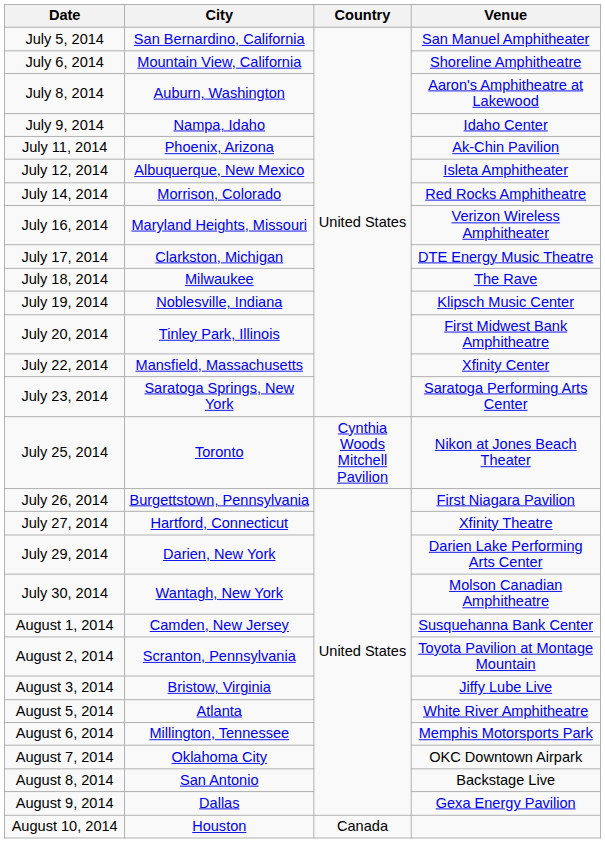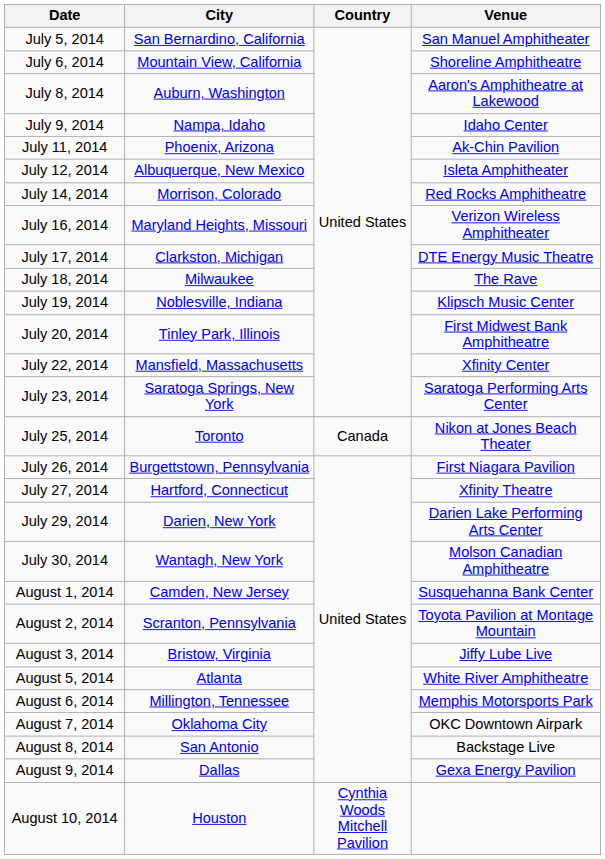(362, 452) Cynthia Woods Mitchell Pavilion -> (362, 436) Canada
(362, 826) Canada -> (362, 818) Cynthia Woods Mitchell Pavilion
